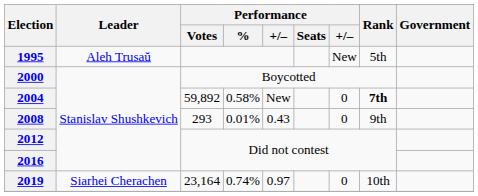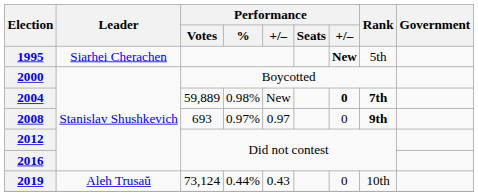(119, 56) Aleh Trusaŭ -> (119, 56) Siarhei Cherachen
(344, 56) normal -> (344, 56) bold
(202, 98) 59,892 -> (202, 98) 59,889
(243, 98) 0.58% -> (243, 98) 0.98%
(344, 98) normal -> (344, 98) bold
(202, 118) 293 -> (202, 118) 693
(243, 118) 0.01% -> (243, 118) 0.97%
(278, 118) 0.43 -> (278, 118) 0.97
(378, 118) normal -> (378, 118) bold
(119, 181) Siarhei Cherachen -> (119, 181) Aleh Trusaŭ
(202, 181) 23,164 -> (202, 181) 73,124
(243, 181) 0.74% -> (243, 181) 0.44%
(278, 181) 0.97 -> (278, 181) 0.43
